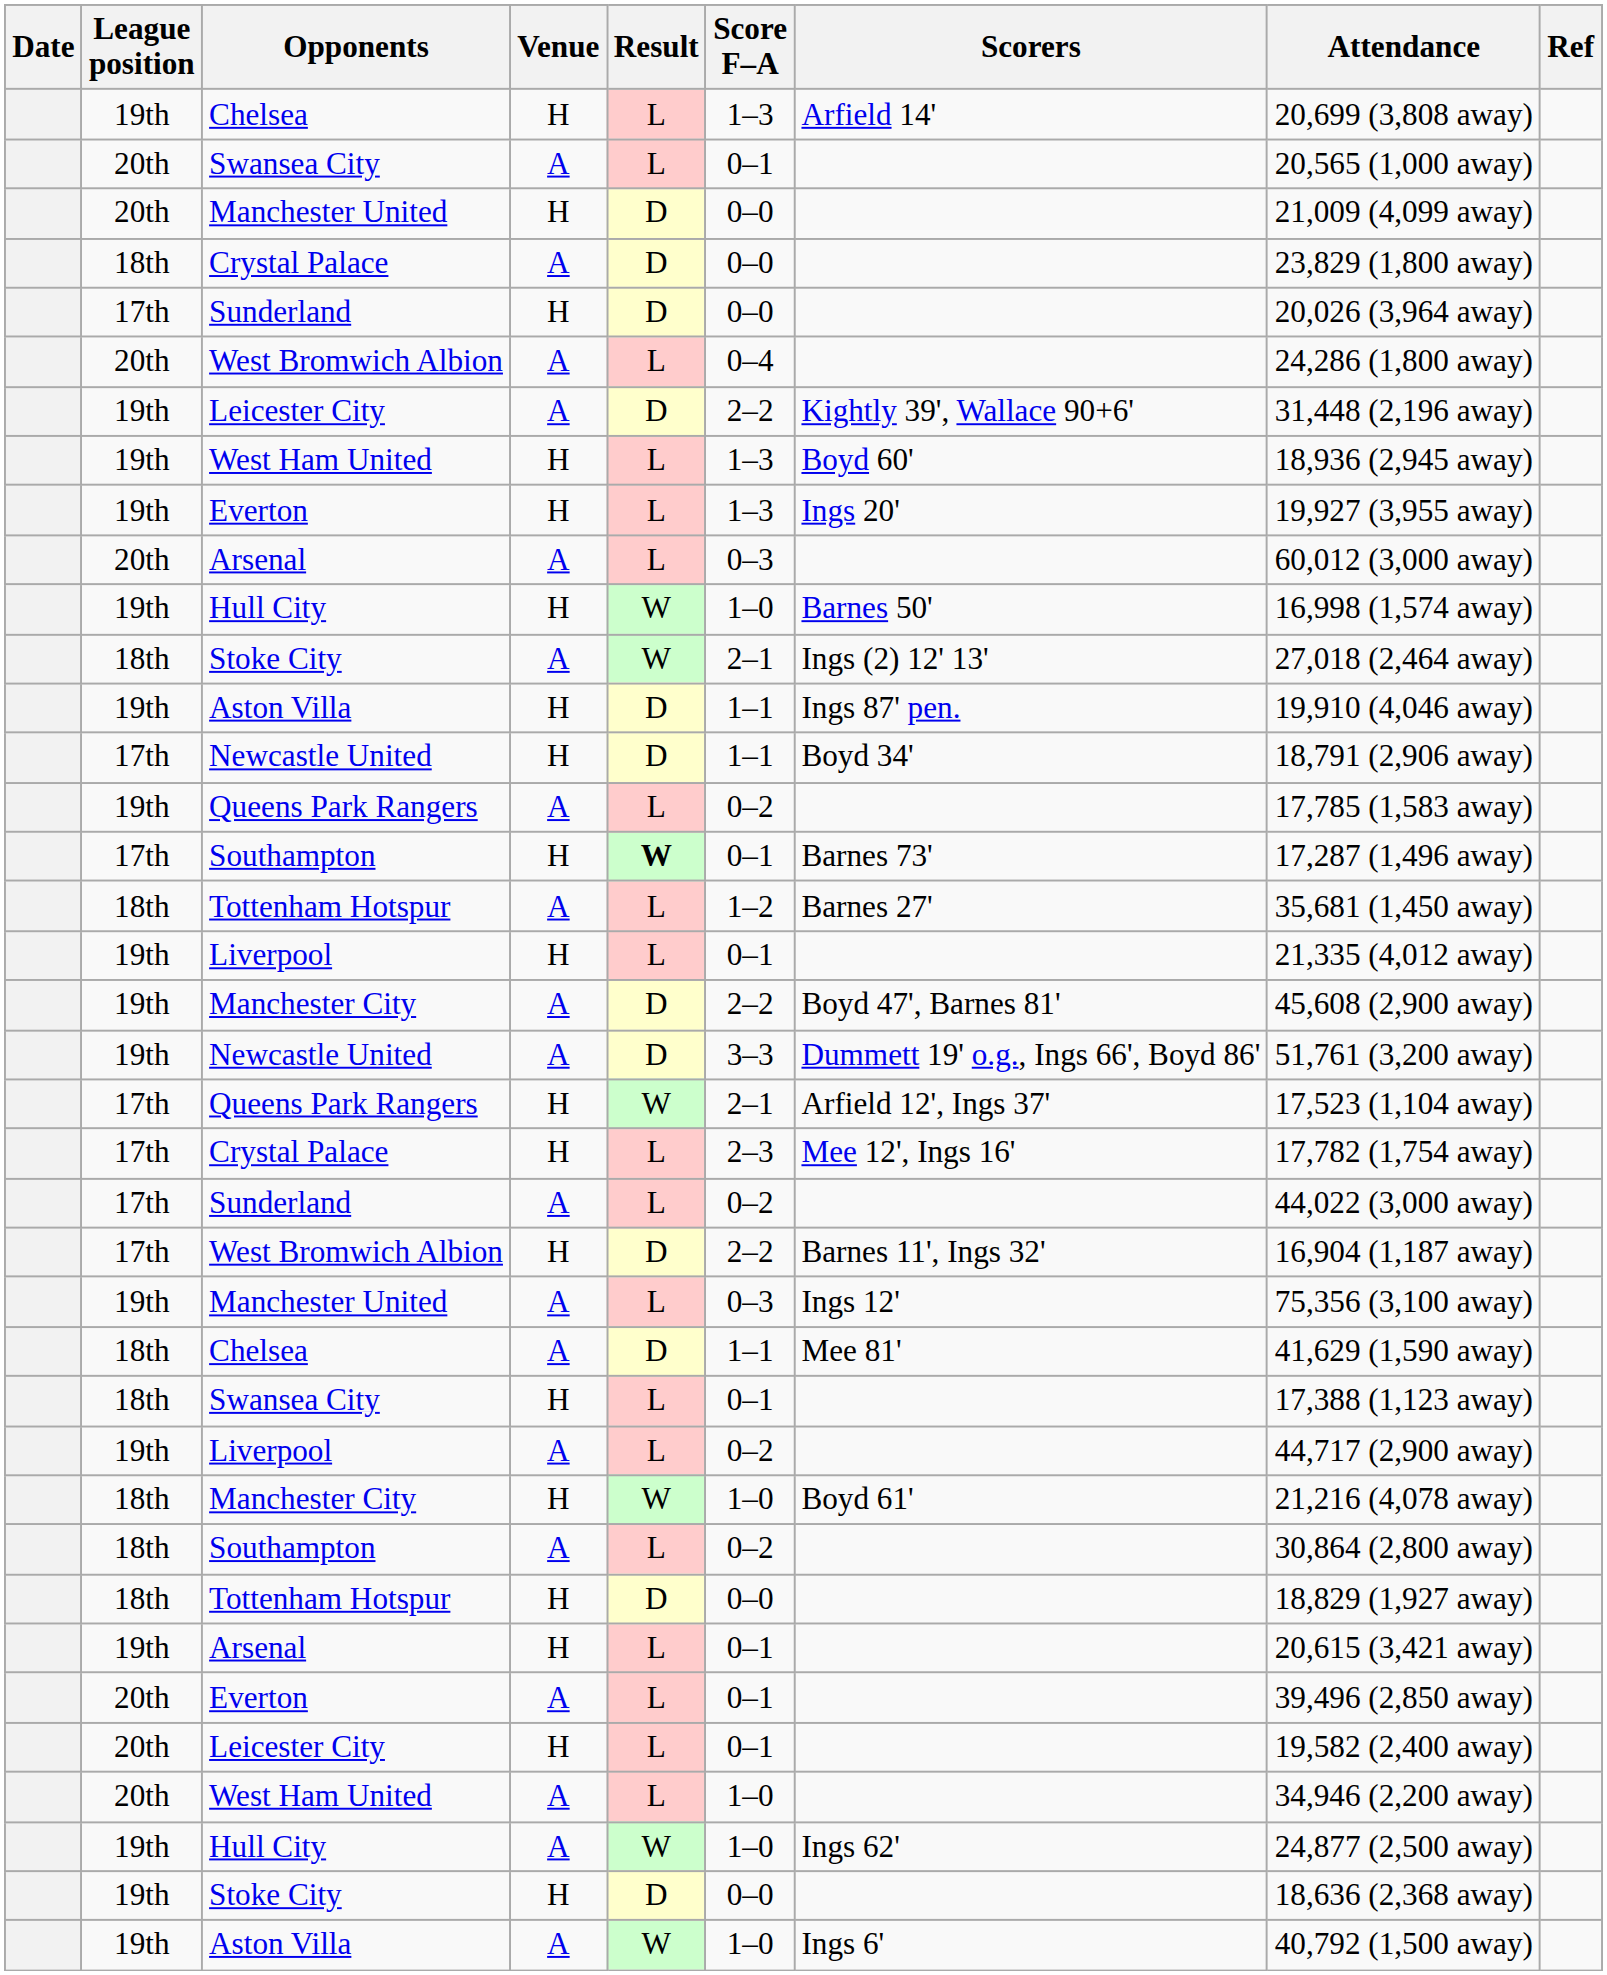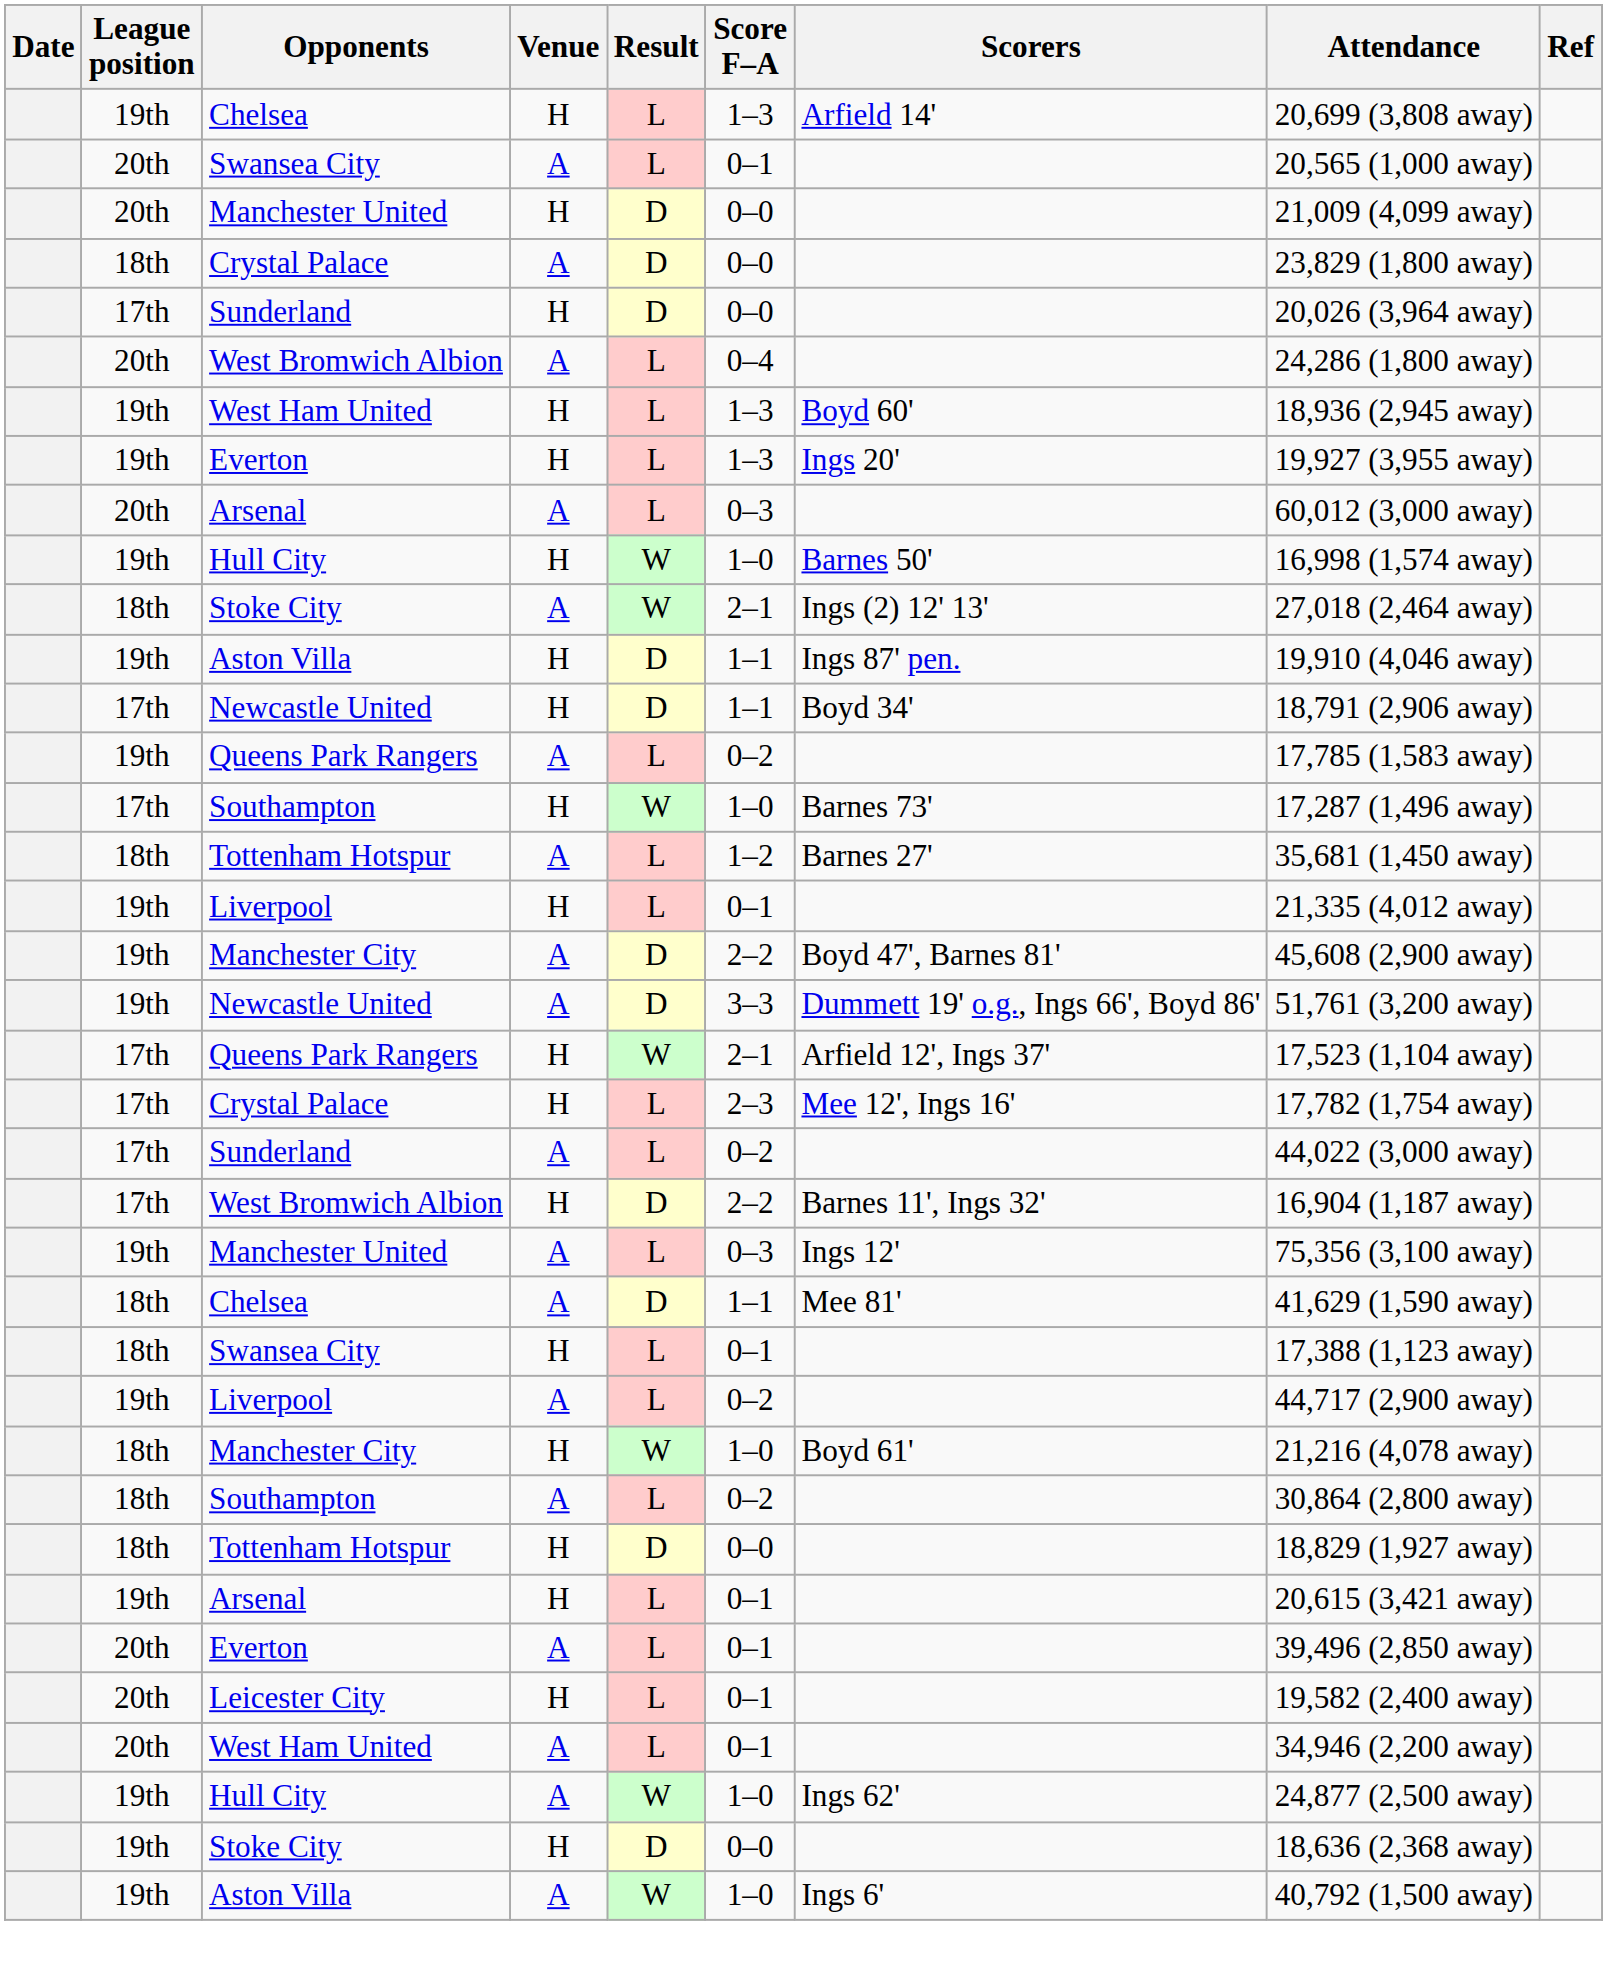- row: (297, 410)
(656, 856) bold -> (656, 806) normal
(750, 856) 0–1 -> (750, 806) 1–0
(750, 1796) 1–0 -> (750, 1746) 0–1
